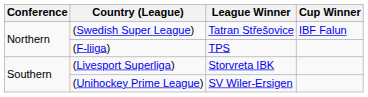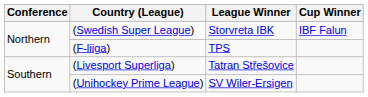(251, 30) Tatran Střešovice -> (241, 30) Storvreta IBK
(241, 65) Storvreta IBK -> (251, 65) Tatran Střešovice
